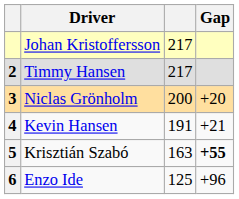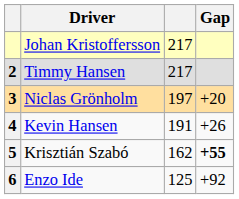(180, 99) 200 -> (180, 99) 197
(213, 126) +21 -> (213, 126) +26
(180, 153) 163 -> (180, 153) 162
(213, 180) +96 -> (213, 180) +92
